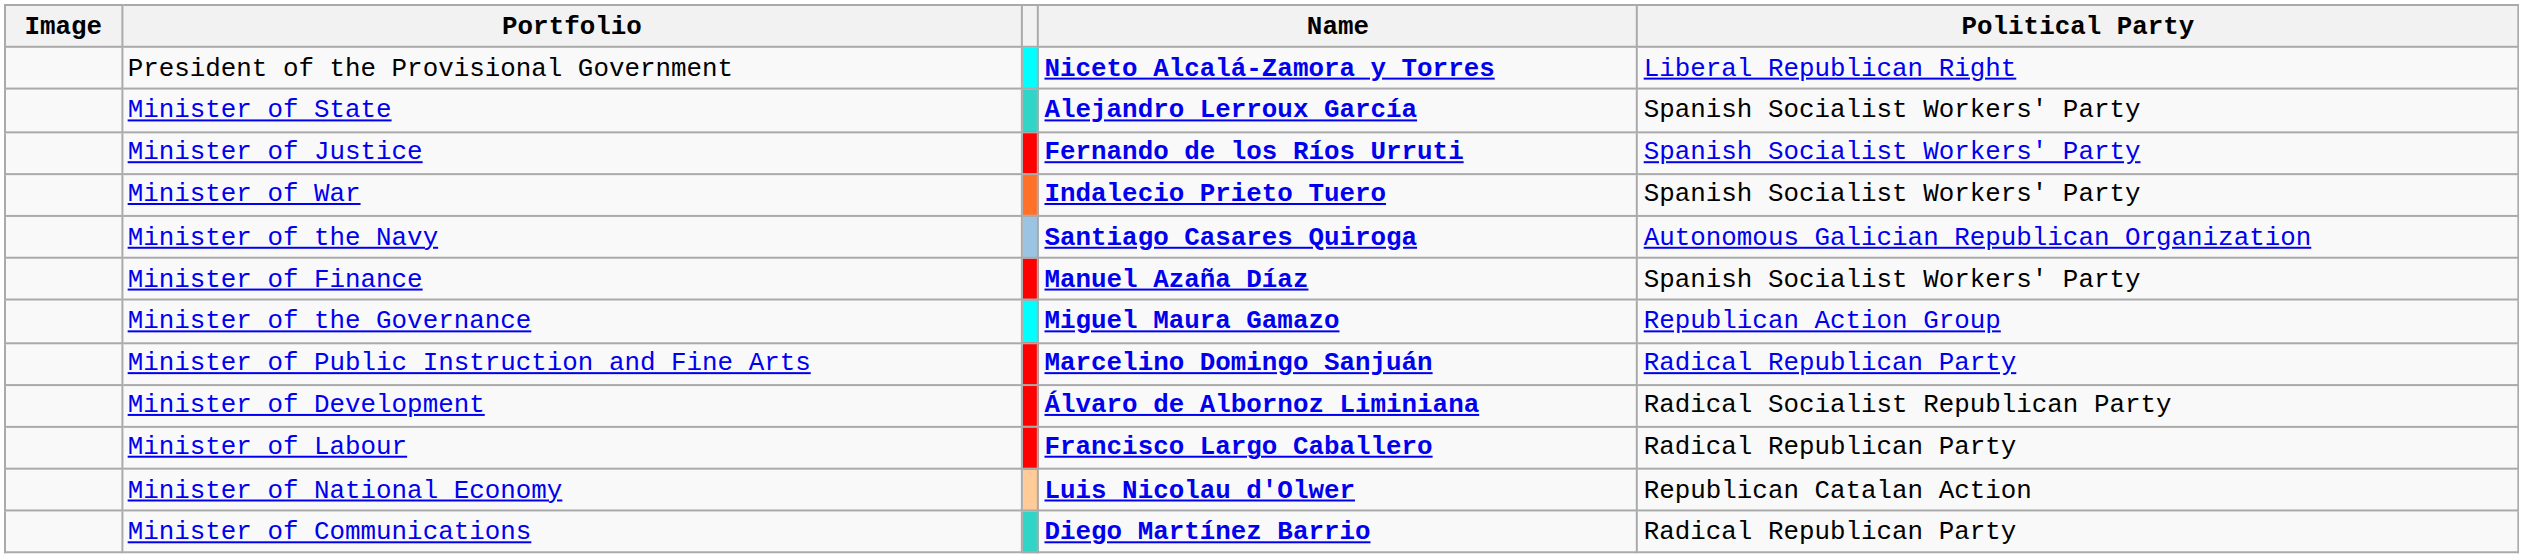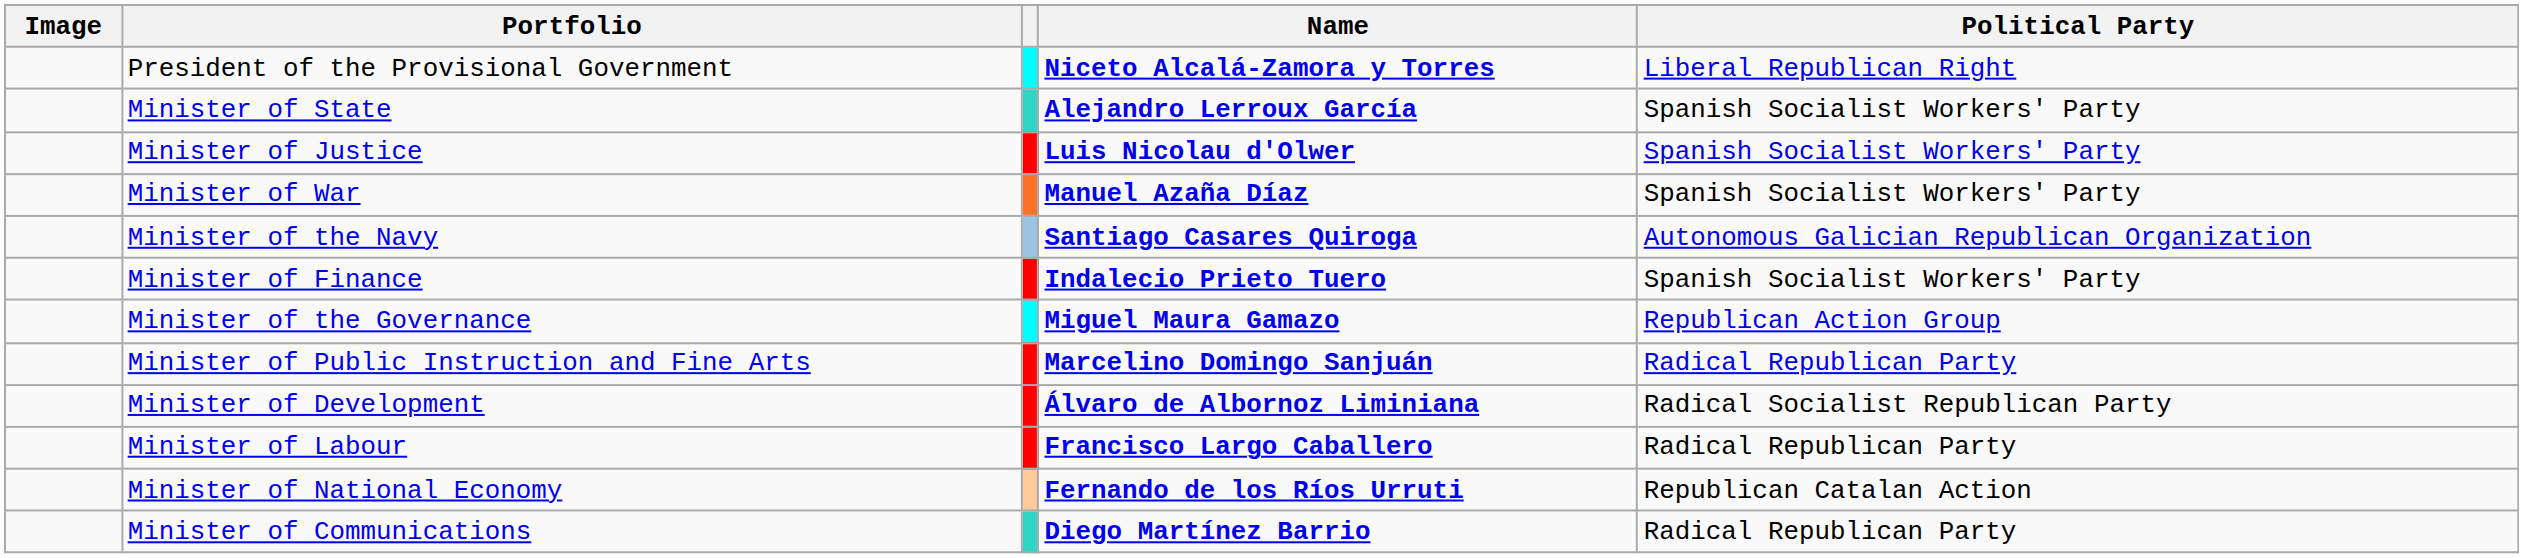(1254, 153) Fernando de los Ríos Urruti -> (1200, 153) Luis Nicolau d'Olwer
(1215, 195) Indalecio Prieto Tuero -> (1176, 195) Manuel Azaña Díaz
(1176, 279) Manuel Azaña Díaz -> (1215, 279) Indalecio Prieto Tuero
(1200, 490) Luis Nicolau d'Olwer -> (1254, 490) Fernando de los Ríos Urruti
